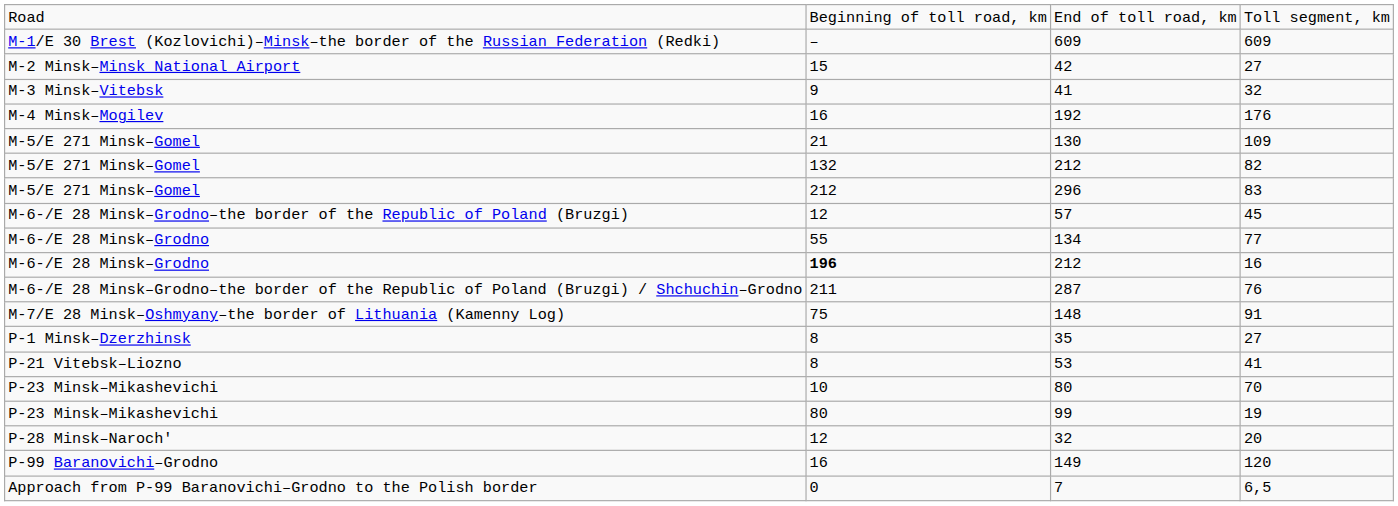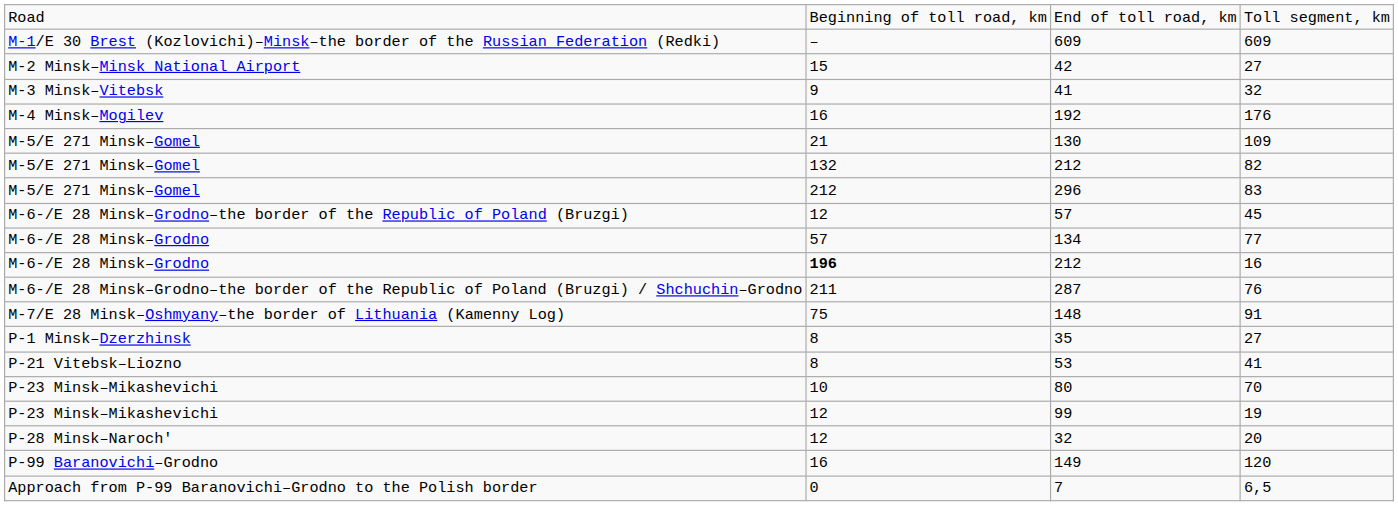(819, 240) 55 -> (819, 240) 57
(819, 414) 80 -> (819, 414) 12
